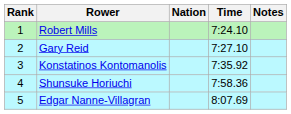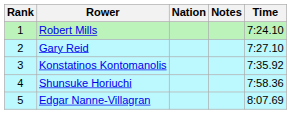columns swapped: (230, 13) <-> (268, 13)
